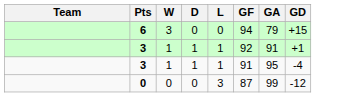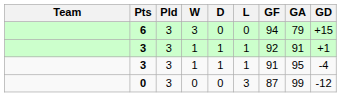+ column: (169, 13)
